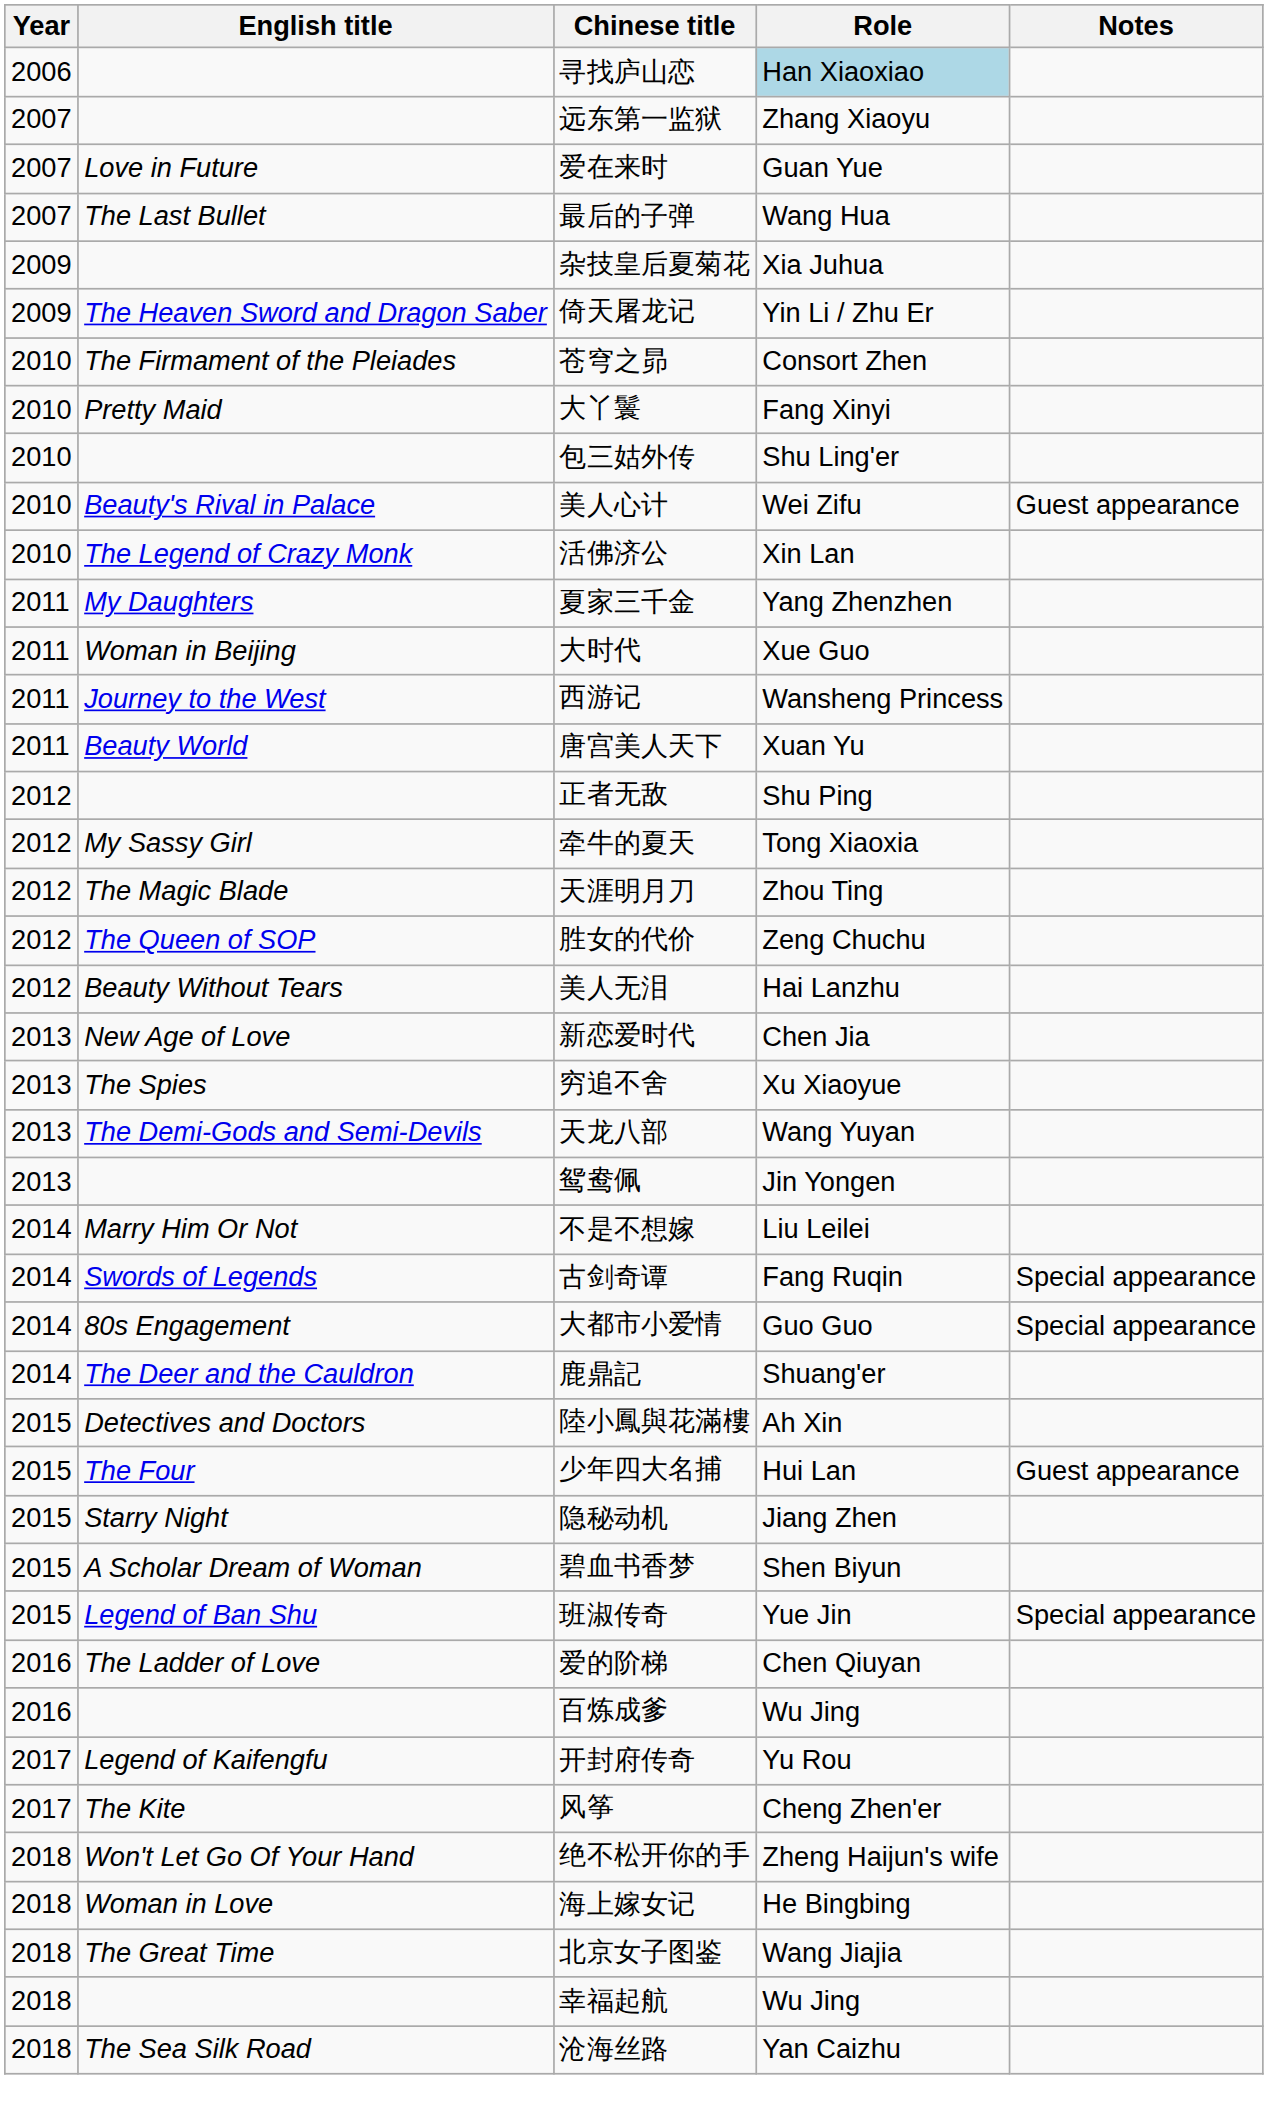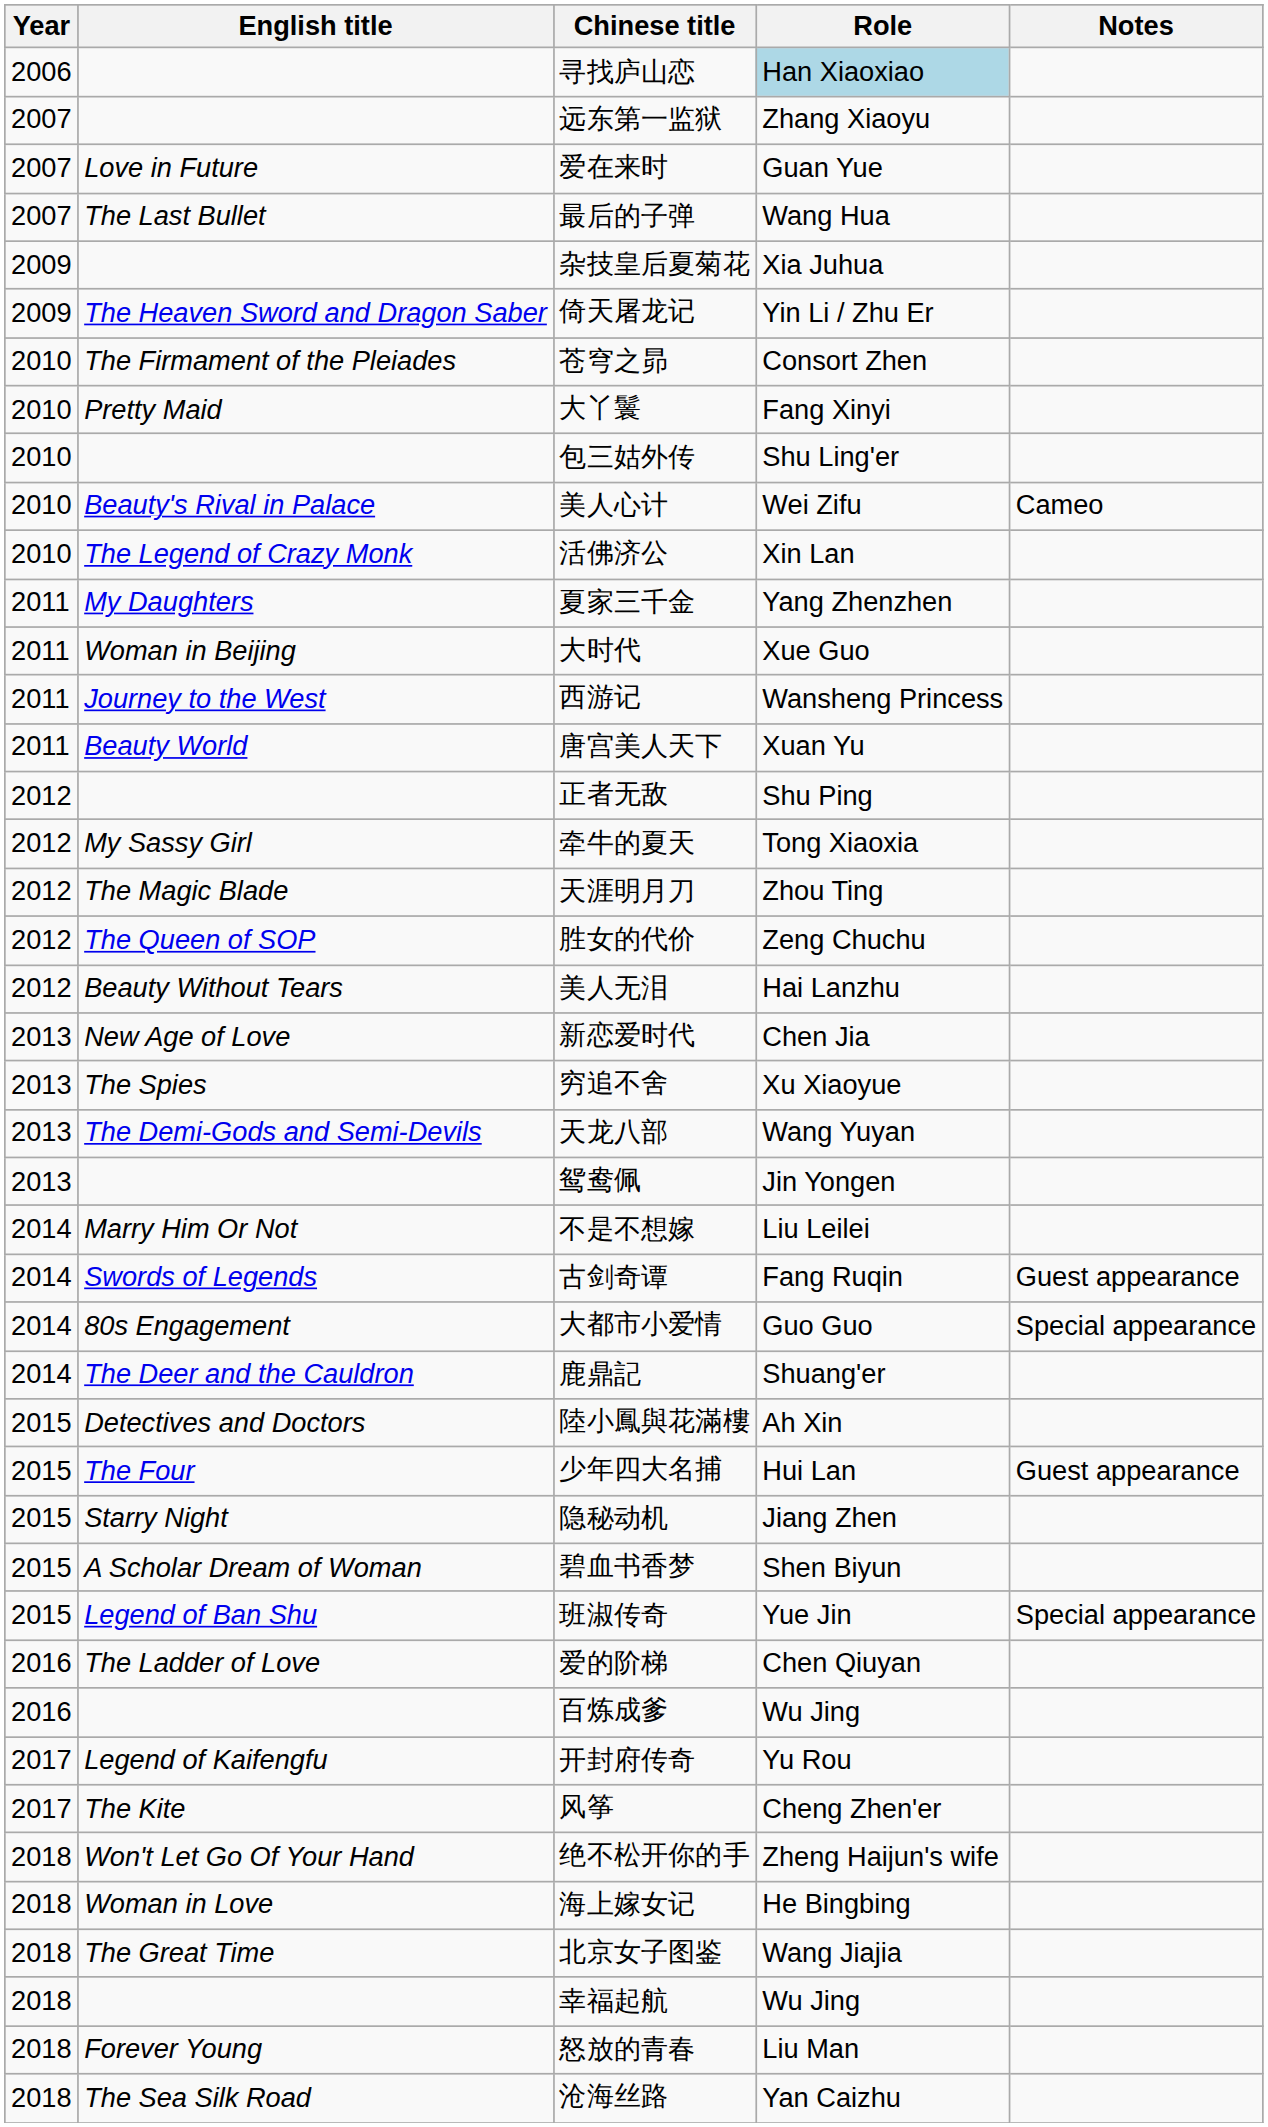(1128, 505) Guest appearance -> (1060, 505) Cameo
(1136, 1277) Special appearance -> (1128, 1277) Guest appearance
+ row: (627, 2048)
